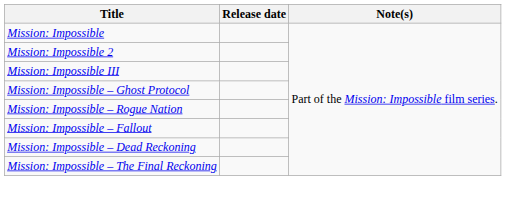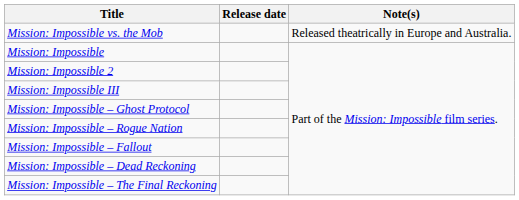+ row: (85, 33)
